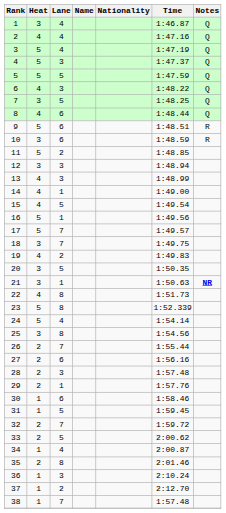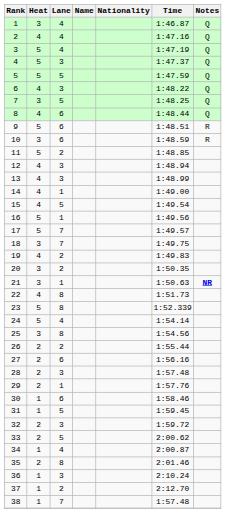(39, 166) 3 -> (39, 166) 4
(61, 269) 5 -> (61, 269) 2
(61, 347) 7 -> (61, 347) 2
(61, 424) 7 -> (61, 424) 3
